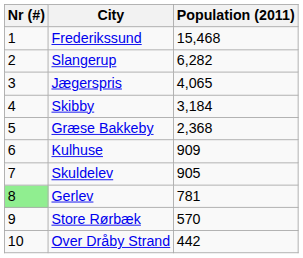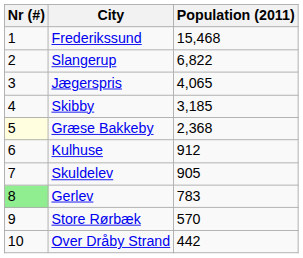(195, 60) 6,282 -> (195, 60) 6,822
(195, 106) 3,184 -> (195, 106) 3,185
(12, 128) no background -> (12, 128) lightyellow background
(189, 151) 909 -> (189, 151) 912
(189, 196) 781 -> (189, 196) 783
